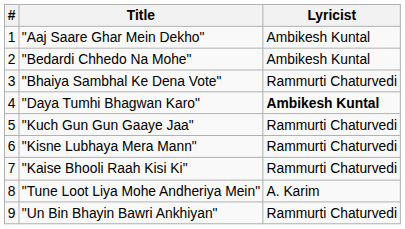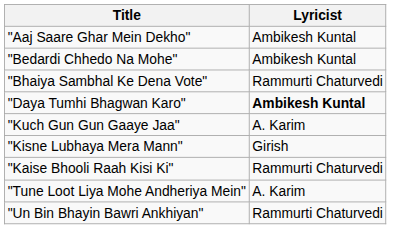- column: (12, 16)
(332, 125) Rammurti Chaturvedi -> (279, 125) A. Karim
(332, 147) Rammurti Chaturvedi -> (270, 147) Girish
